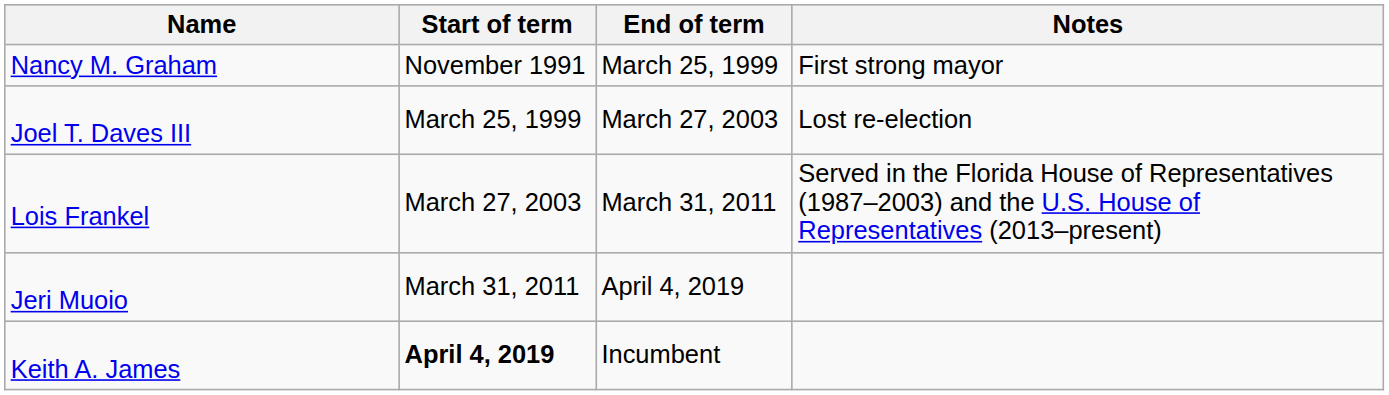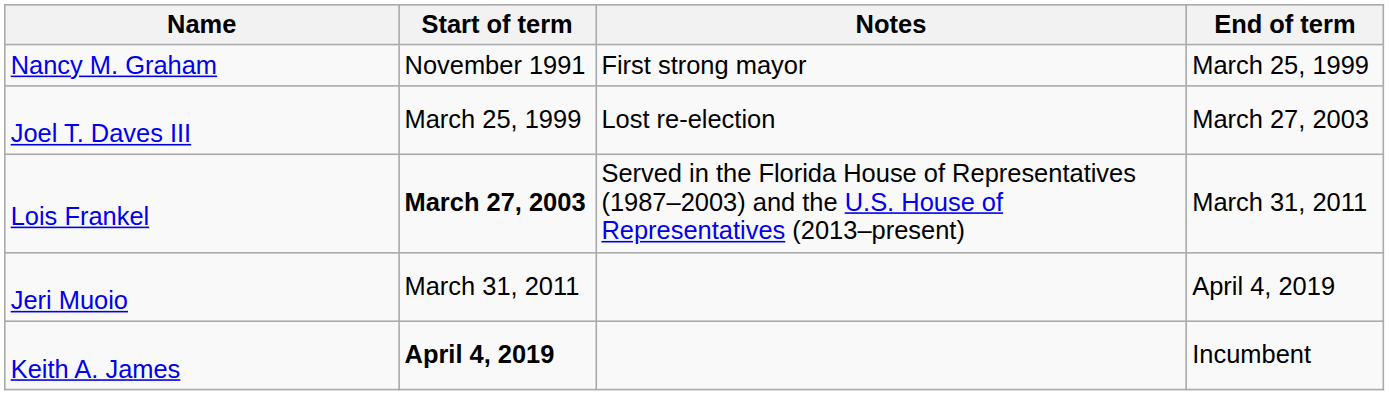columns swapped: (694, 24) <-> (1088, 24)
(493, 202) normal -> (495, 202) bold
